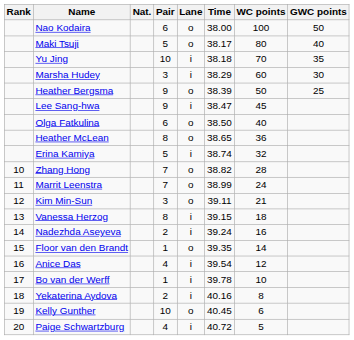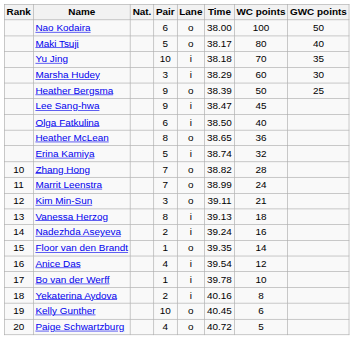(191, 122) o -> (191, 122) i
(219, 216) 39.15 -> (219, 216) 39.13
(191, 327) i -> (191, 327) o
